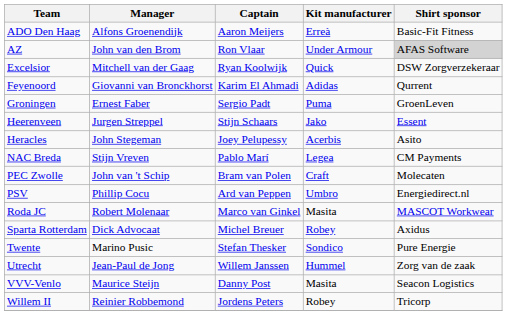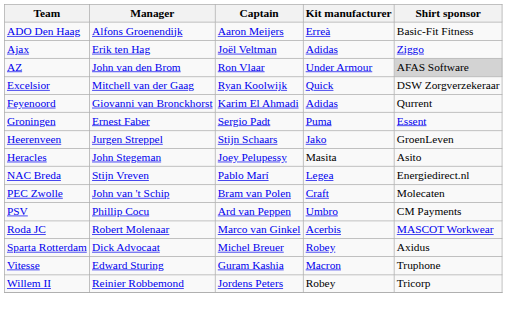+ row: (18, 49)
(425, 103) GroenLeven -> (412, 121) Essent
(412, 121) Essent -> (425, 139) GroenLeven
(323, 139) Acerbis -> (321, 157) Masita
(429, 157) CM Payments -> (433, 175) Energiedirect.nl
(433, 193) Energiedirect.nl -> (429, 211) CM Payments
(321, 211) Masita -> (323, 229) Acerbis
- row: (24, 247)
- row: (24, 265)
+ row: (23, 265)
- row: (34, 283)
